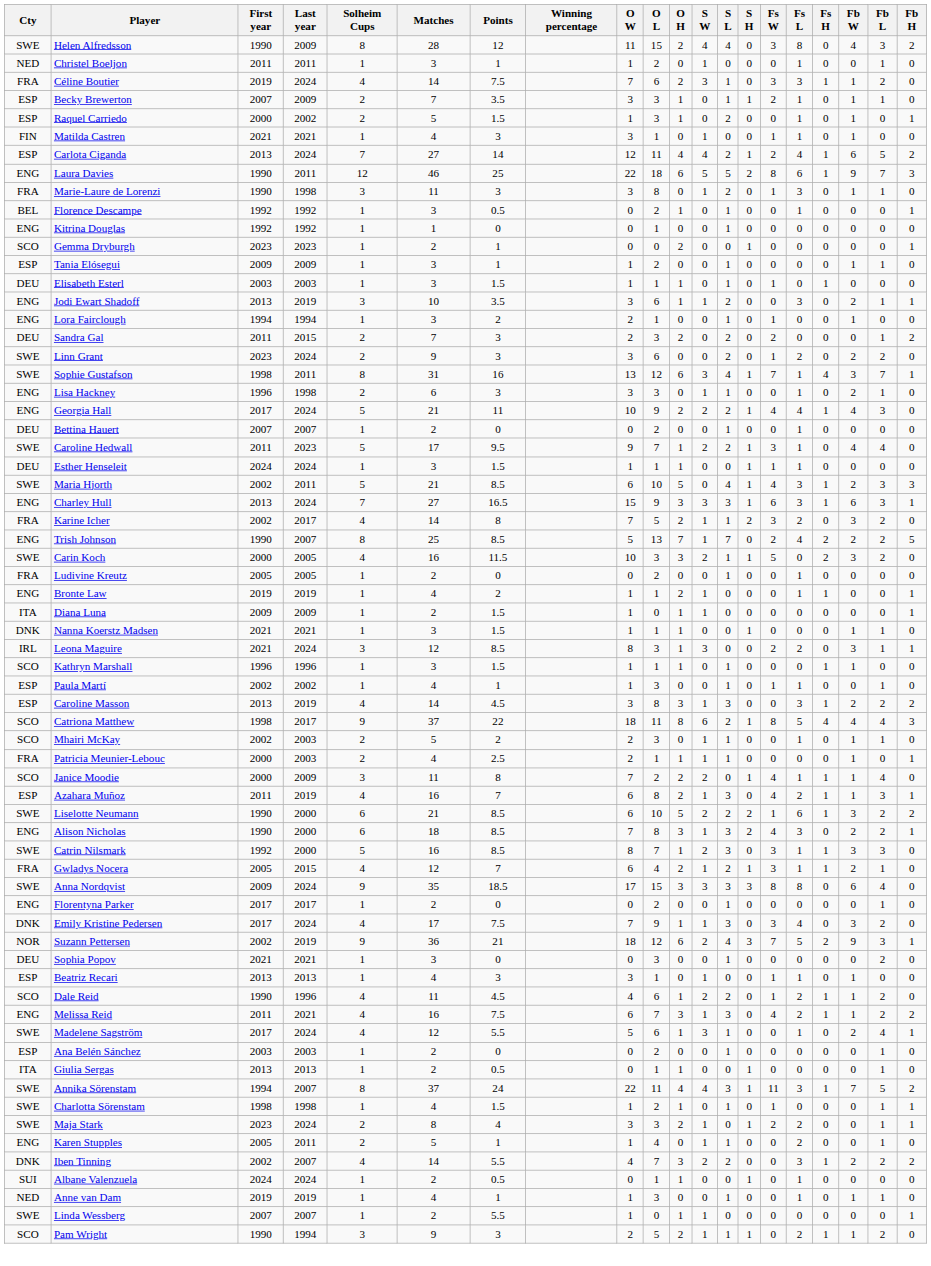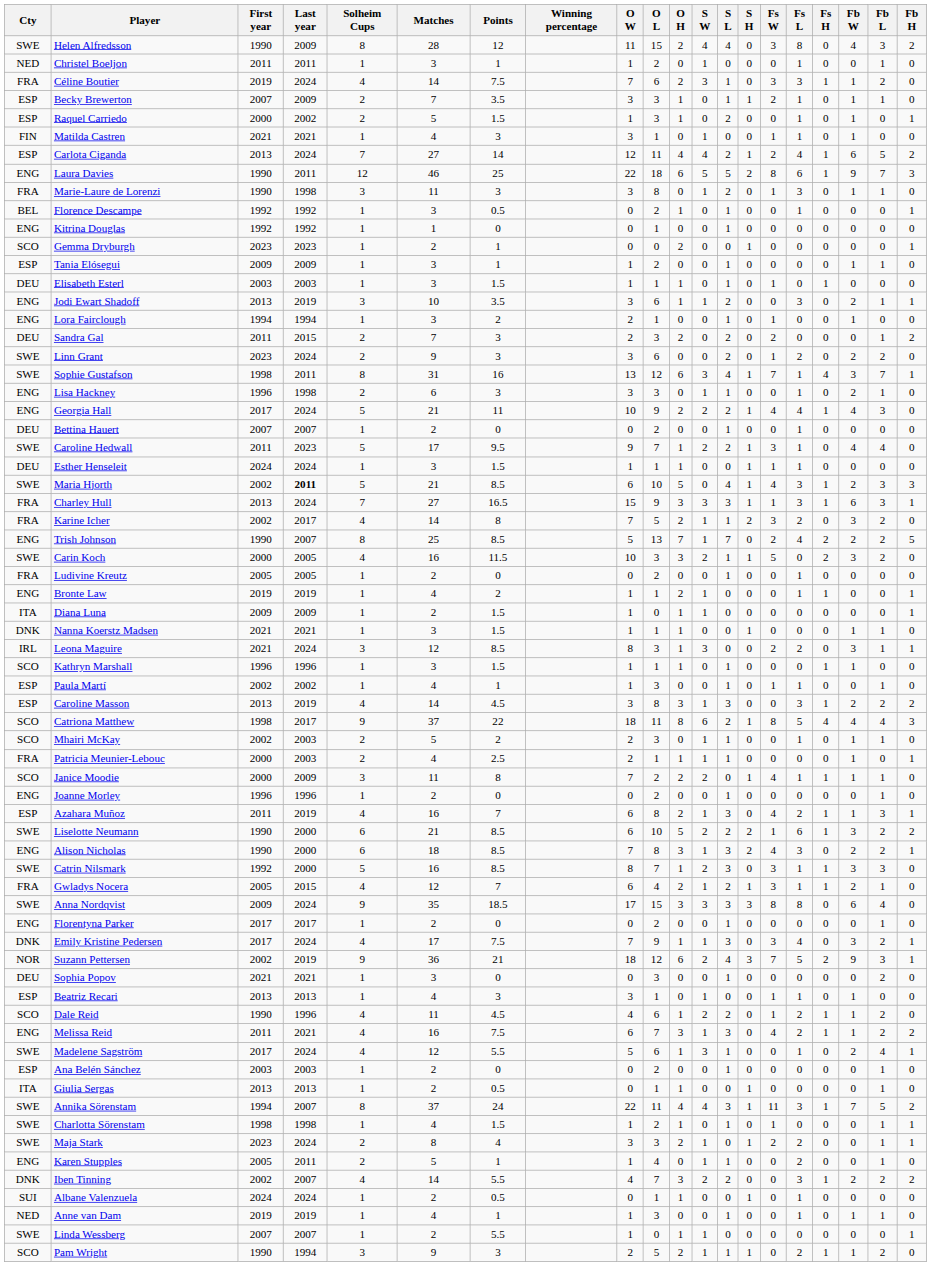(305, 484) normal -> (305, 484) bold
(28, 502) ENG -> (28, 502) FRA
(773, 502) 6 -> (773, 502) 1
(882, 777) 4 -> (882, 777) 1
+ row: (87, 795)
(912, 923) 0 -> (912, 941) 1
